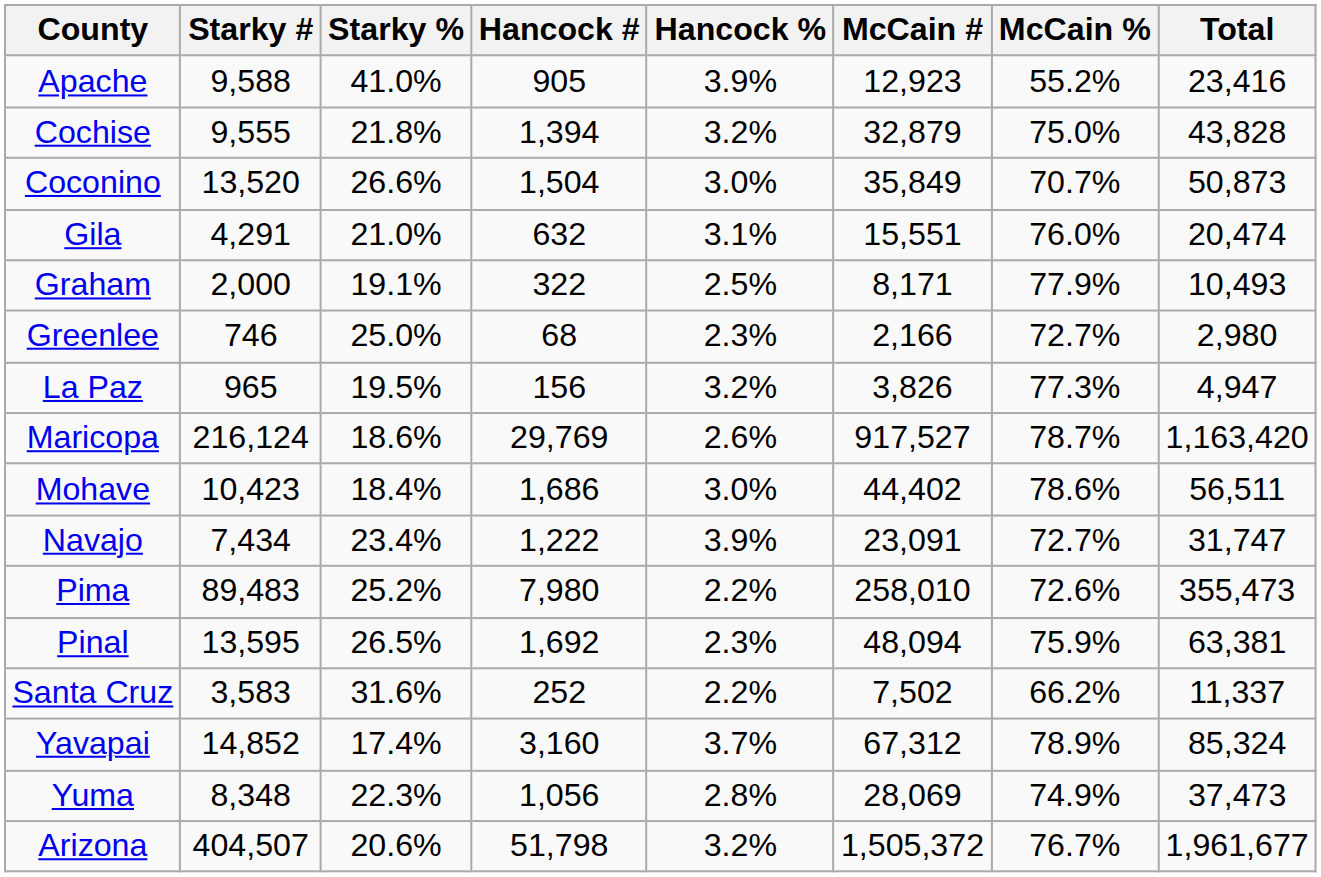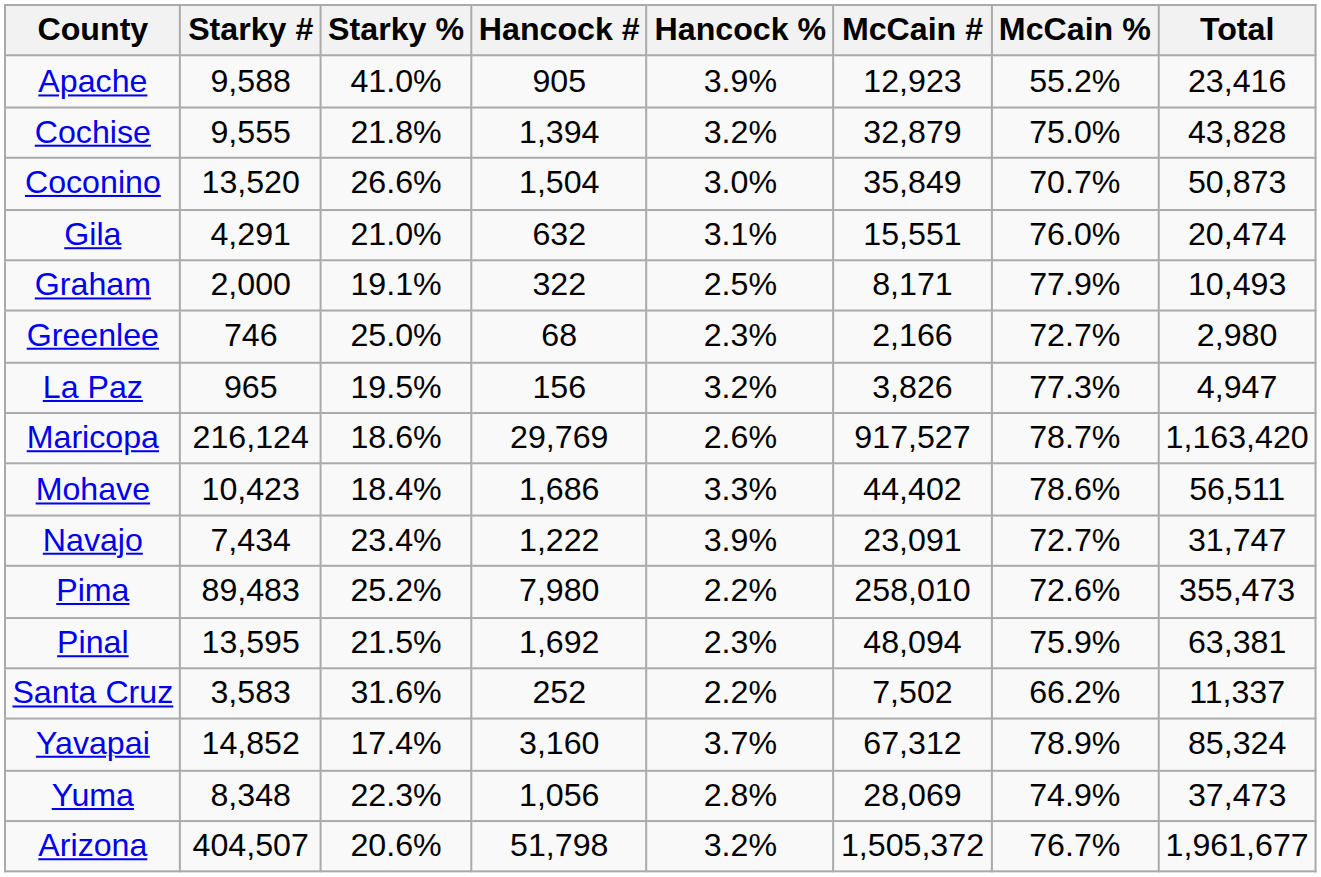(740, 489) 3.0% -> (740, 489) 3.3%
(396, 642) 26.5% -> (396, 642) 21.5%
